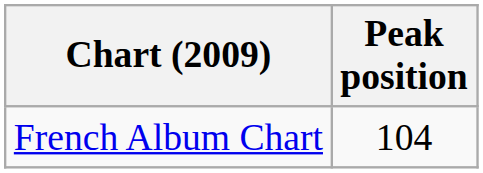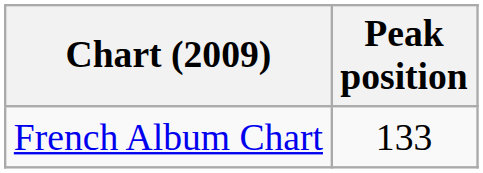(404, 136) 104 -> (404, 136) 133
